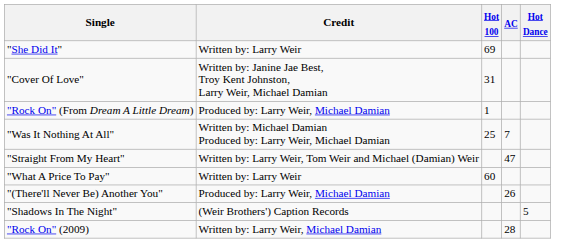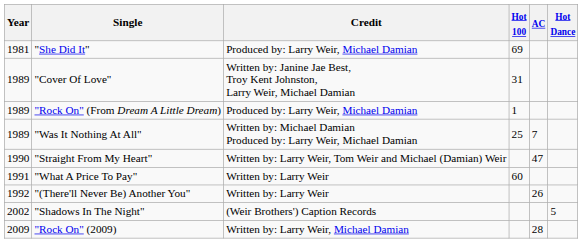+ column: (18, 22)
(250, 49) Written by: Larry Weir -> (322, 49) Produced by: Larry Weir, Michael Damian
(294, 193) Produced by: Larry Weir, Michael Damian -> (277, 193) Written by: Larry Weir
